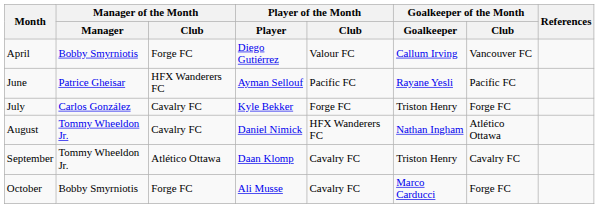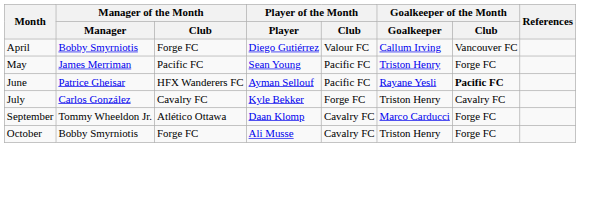+ row: (17, 64)
(493, 83) normal -> (479, 82) bold
(490, 106) Forge FC -> (480, 99) Cavalry FC
- row: (23, 130)
(427, 159) Triston Henry -> (415, 116) Marco Carducci
(495, 159) Cavalry FC -> (476, 116) Forge FC
(416, 188) Marco Carducci -> (410, 133) Triston Henry
